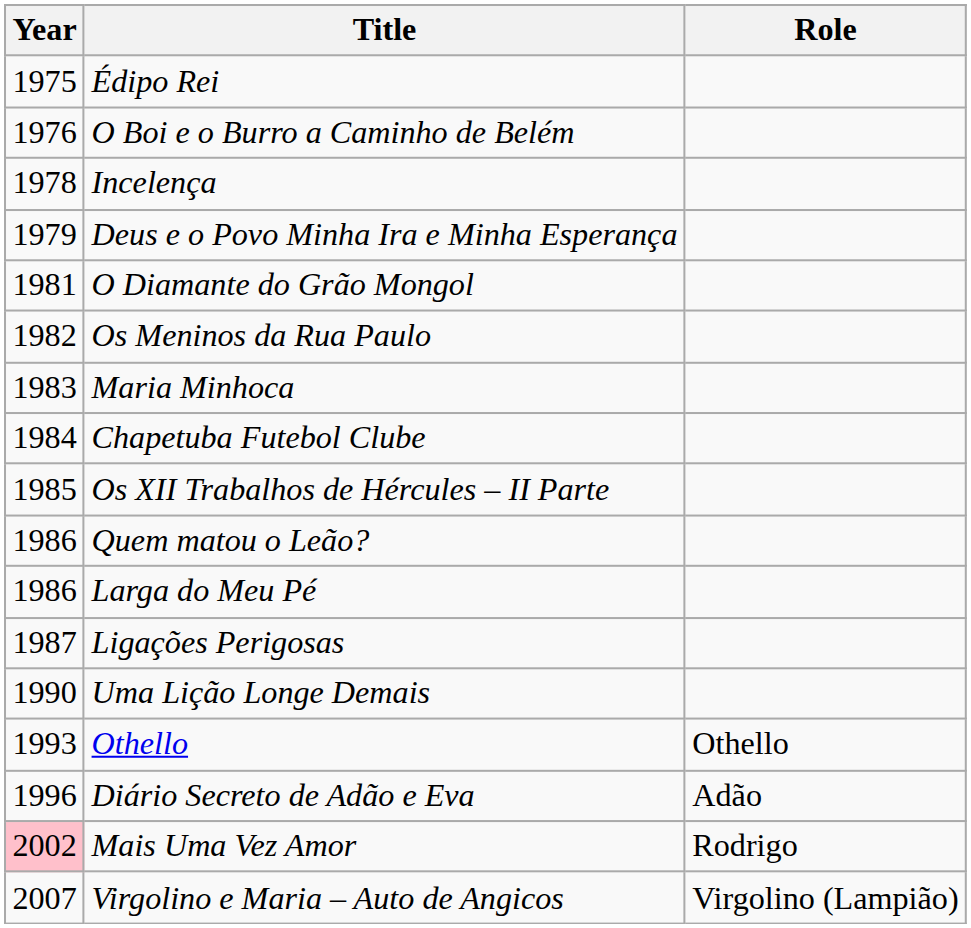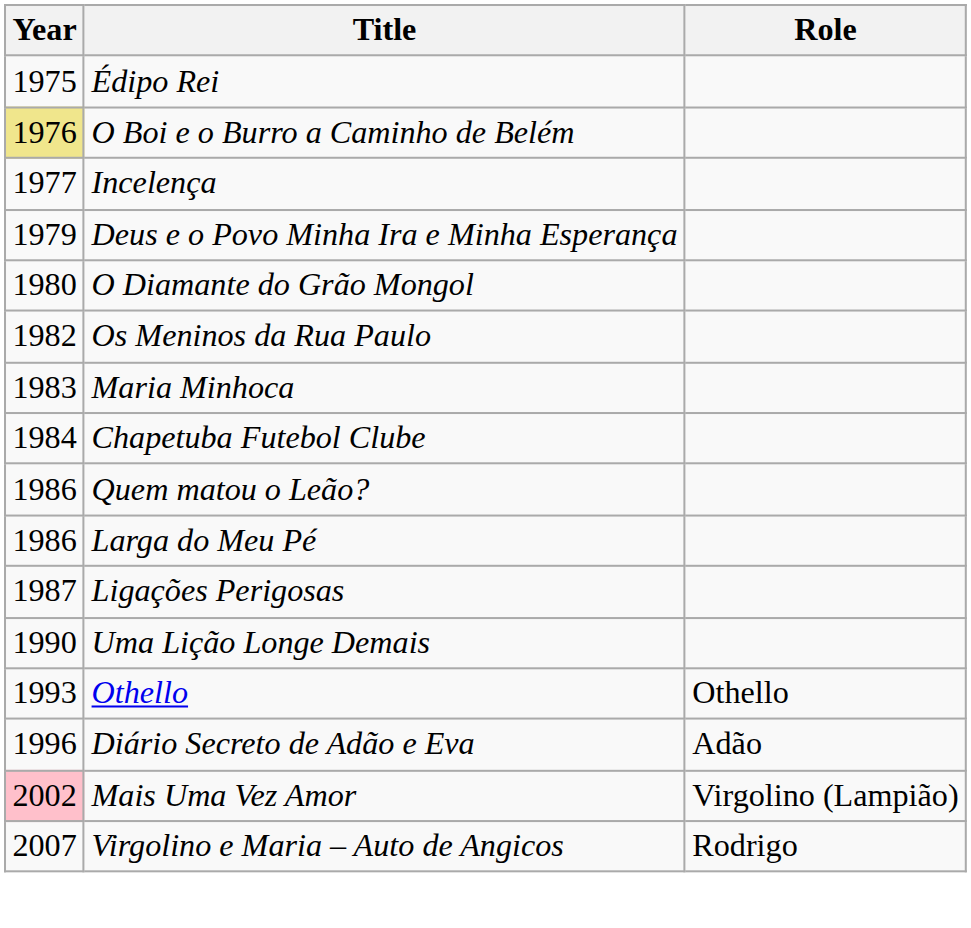(45, 132) no background -> (45, 132) khaki background
(45, 183) 1978 -> (45, 183) 1977
(45, 285) 1981 -> (45, 285) 1980
- row: (350, 489)
(745, 846) Rodrigo -> (825, 795) Virgolino (Lampião)
(825, 897) Virgolino (Lampião) -> (745, 846) Rodrigo
